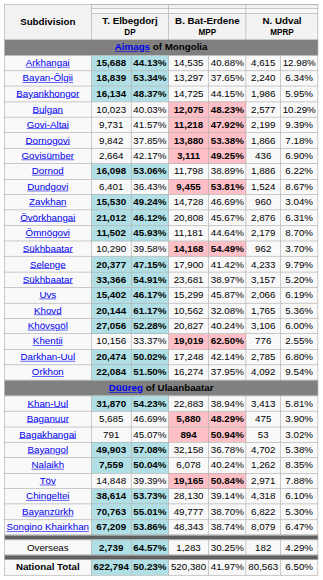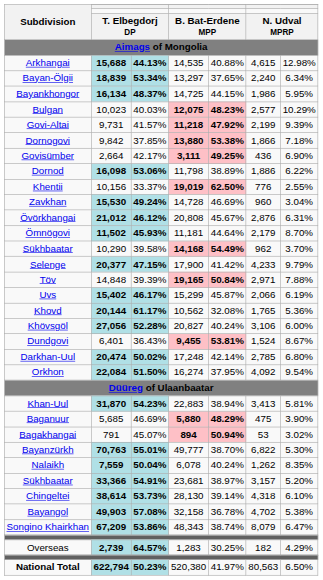rows swapped: (48, 187) <-> (48, 341)
rows swapped: (48, 481) <-> (48, 279)
rows swapped: (48, 512) <-> (48, 450)
